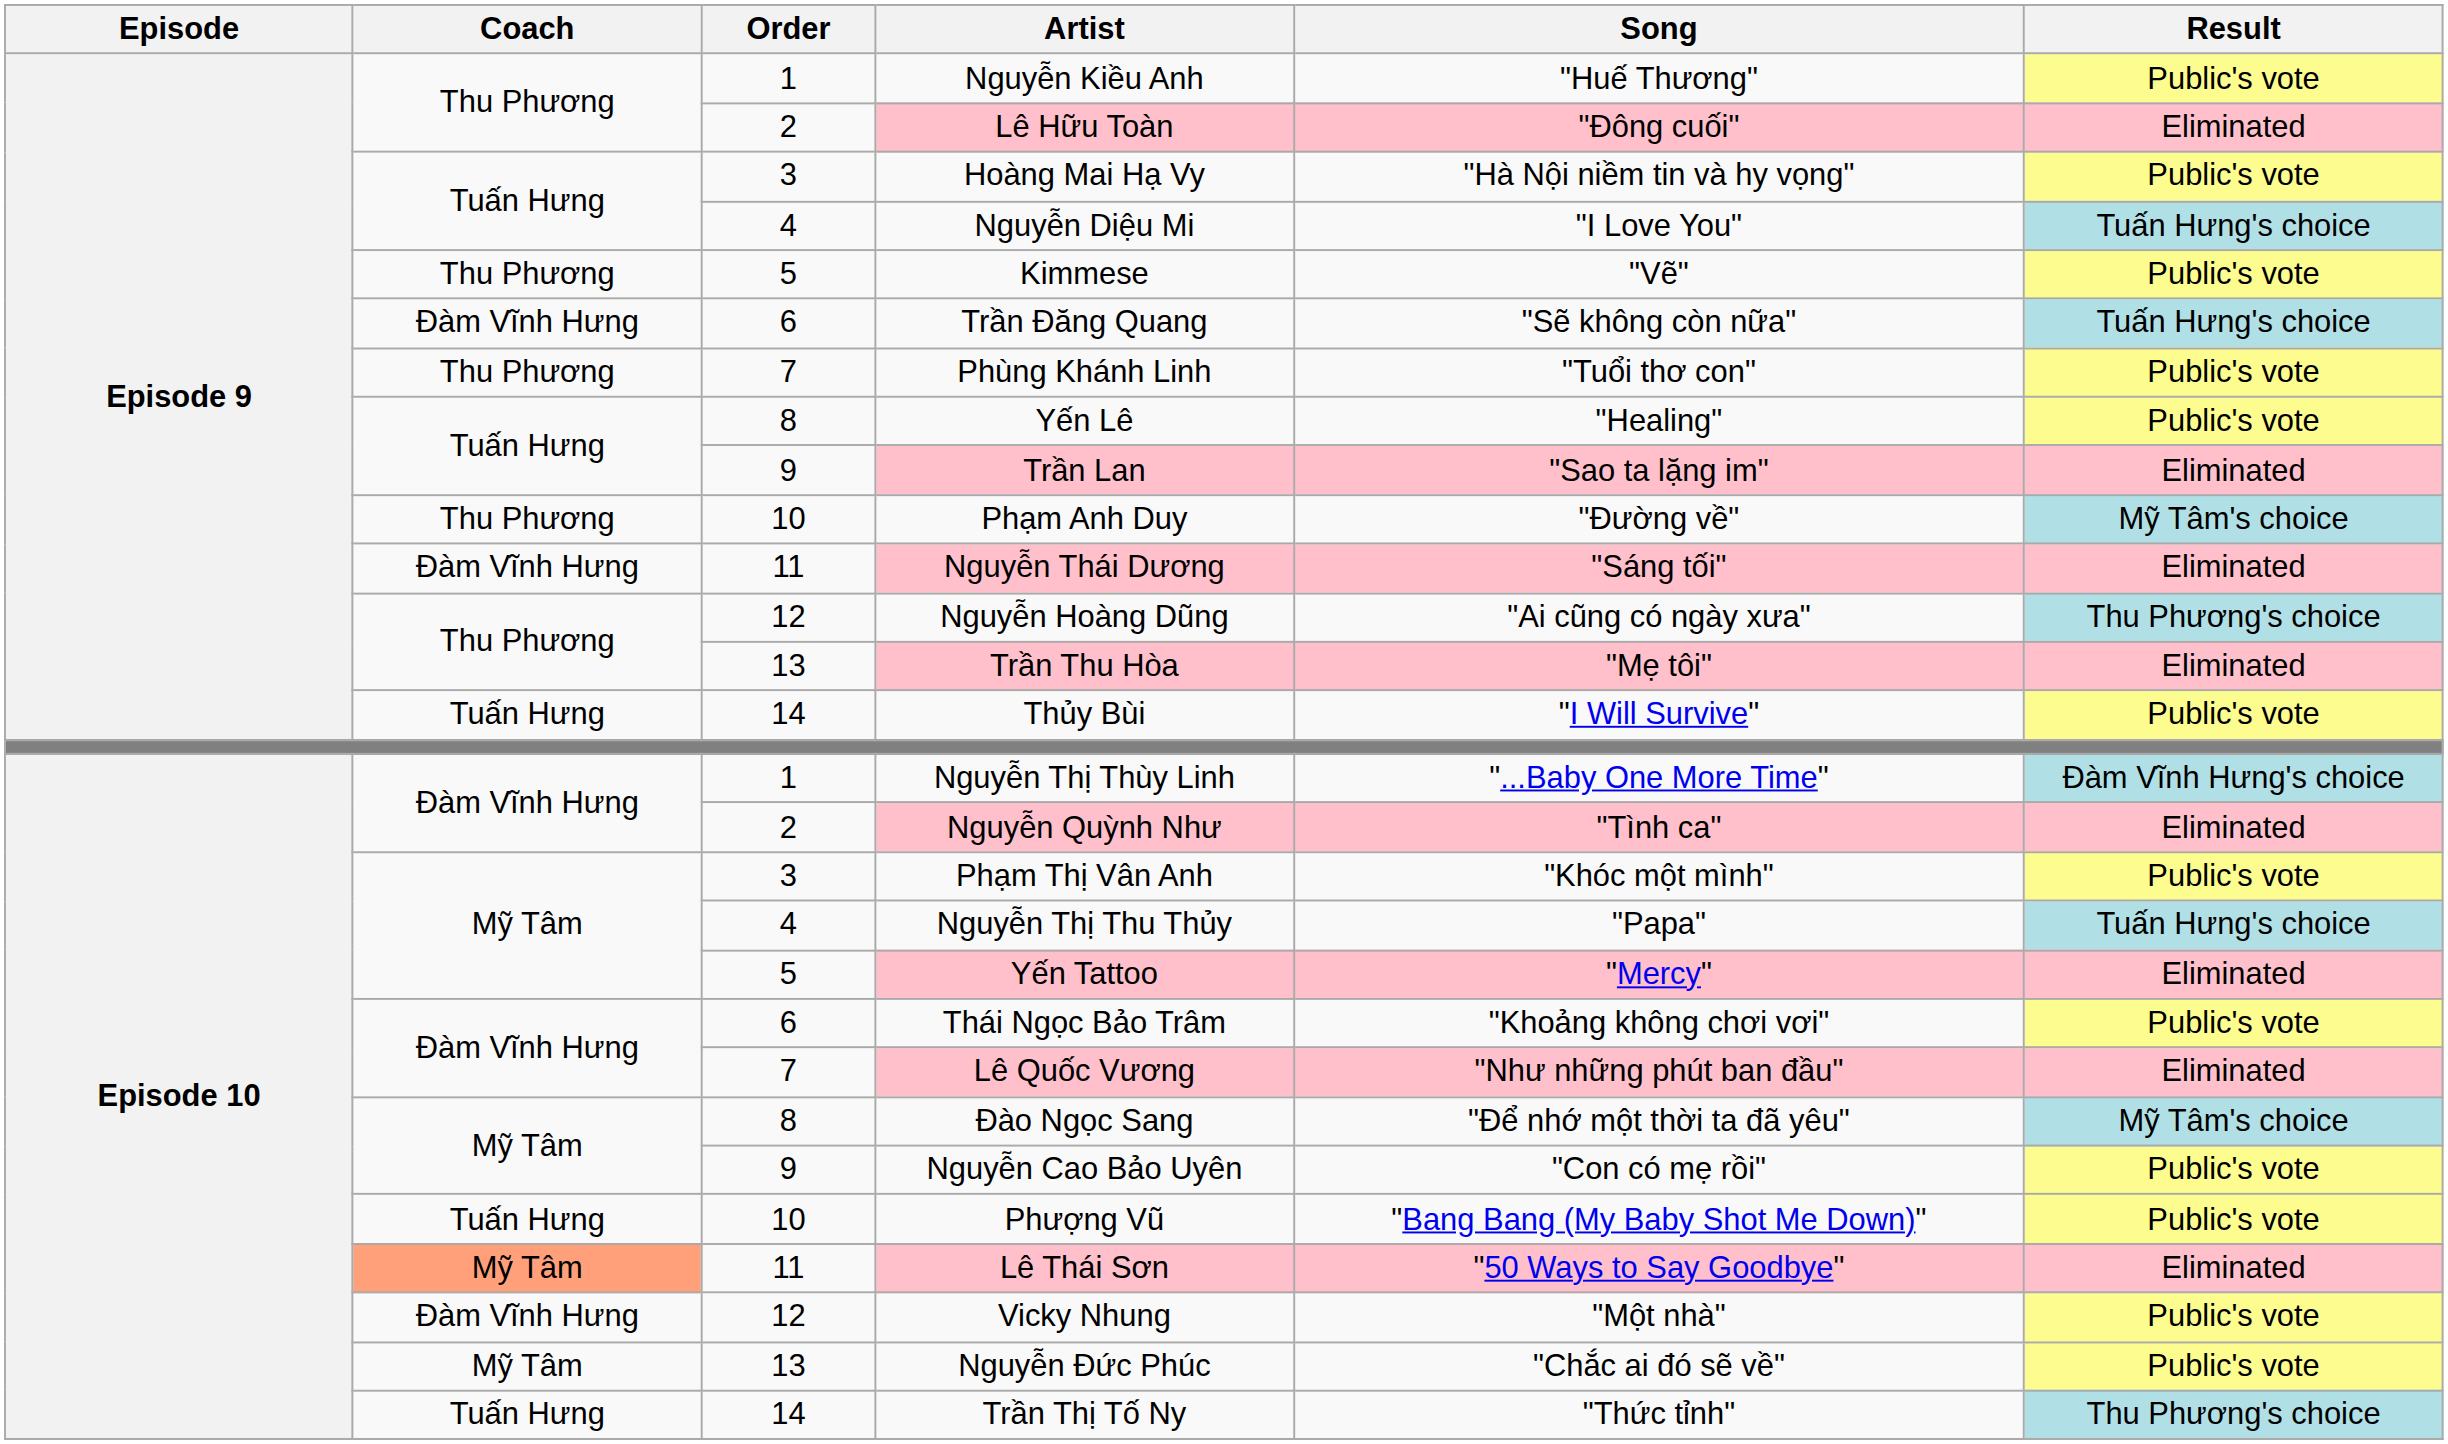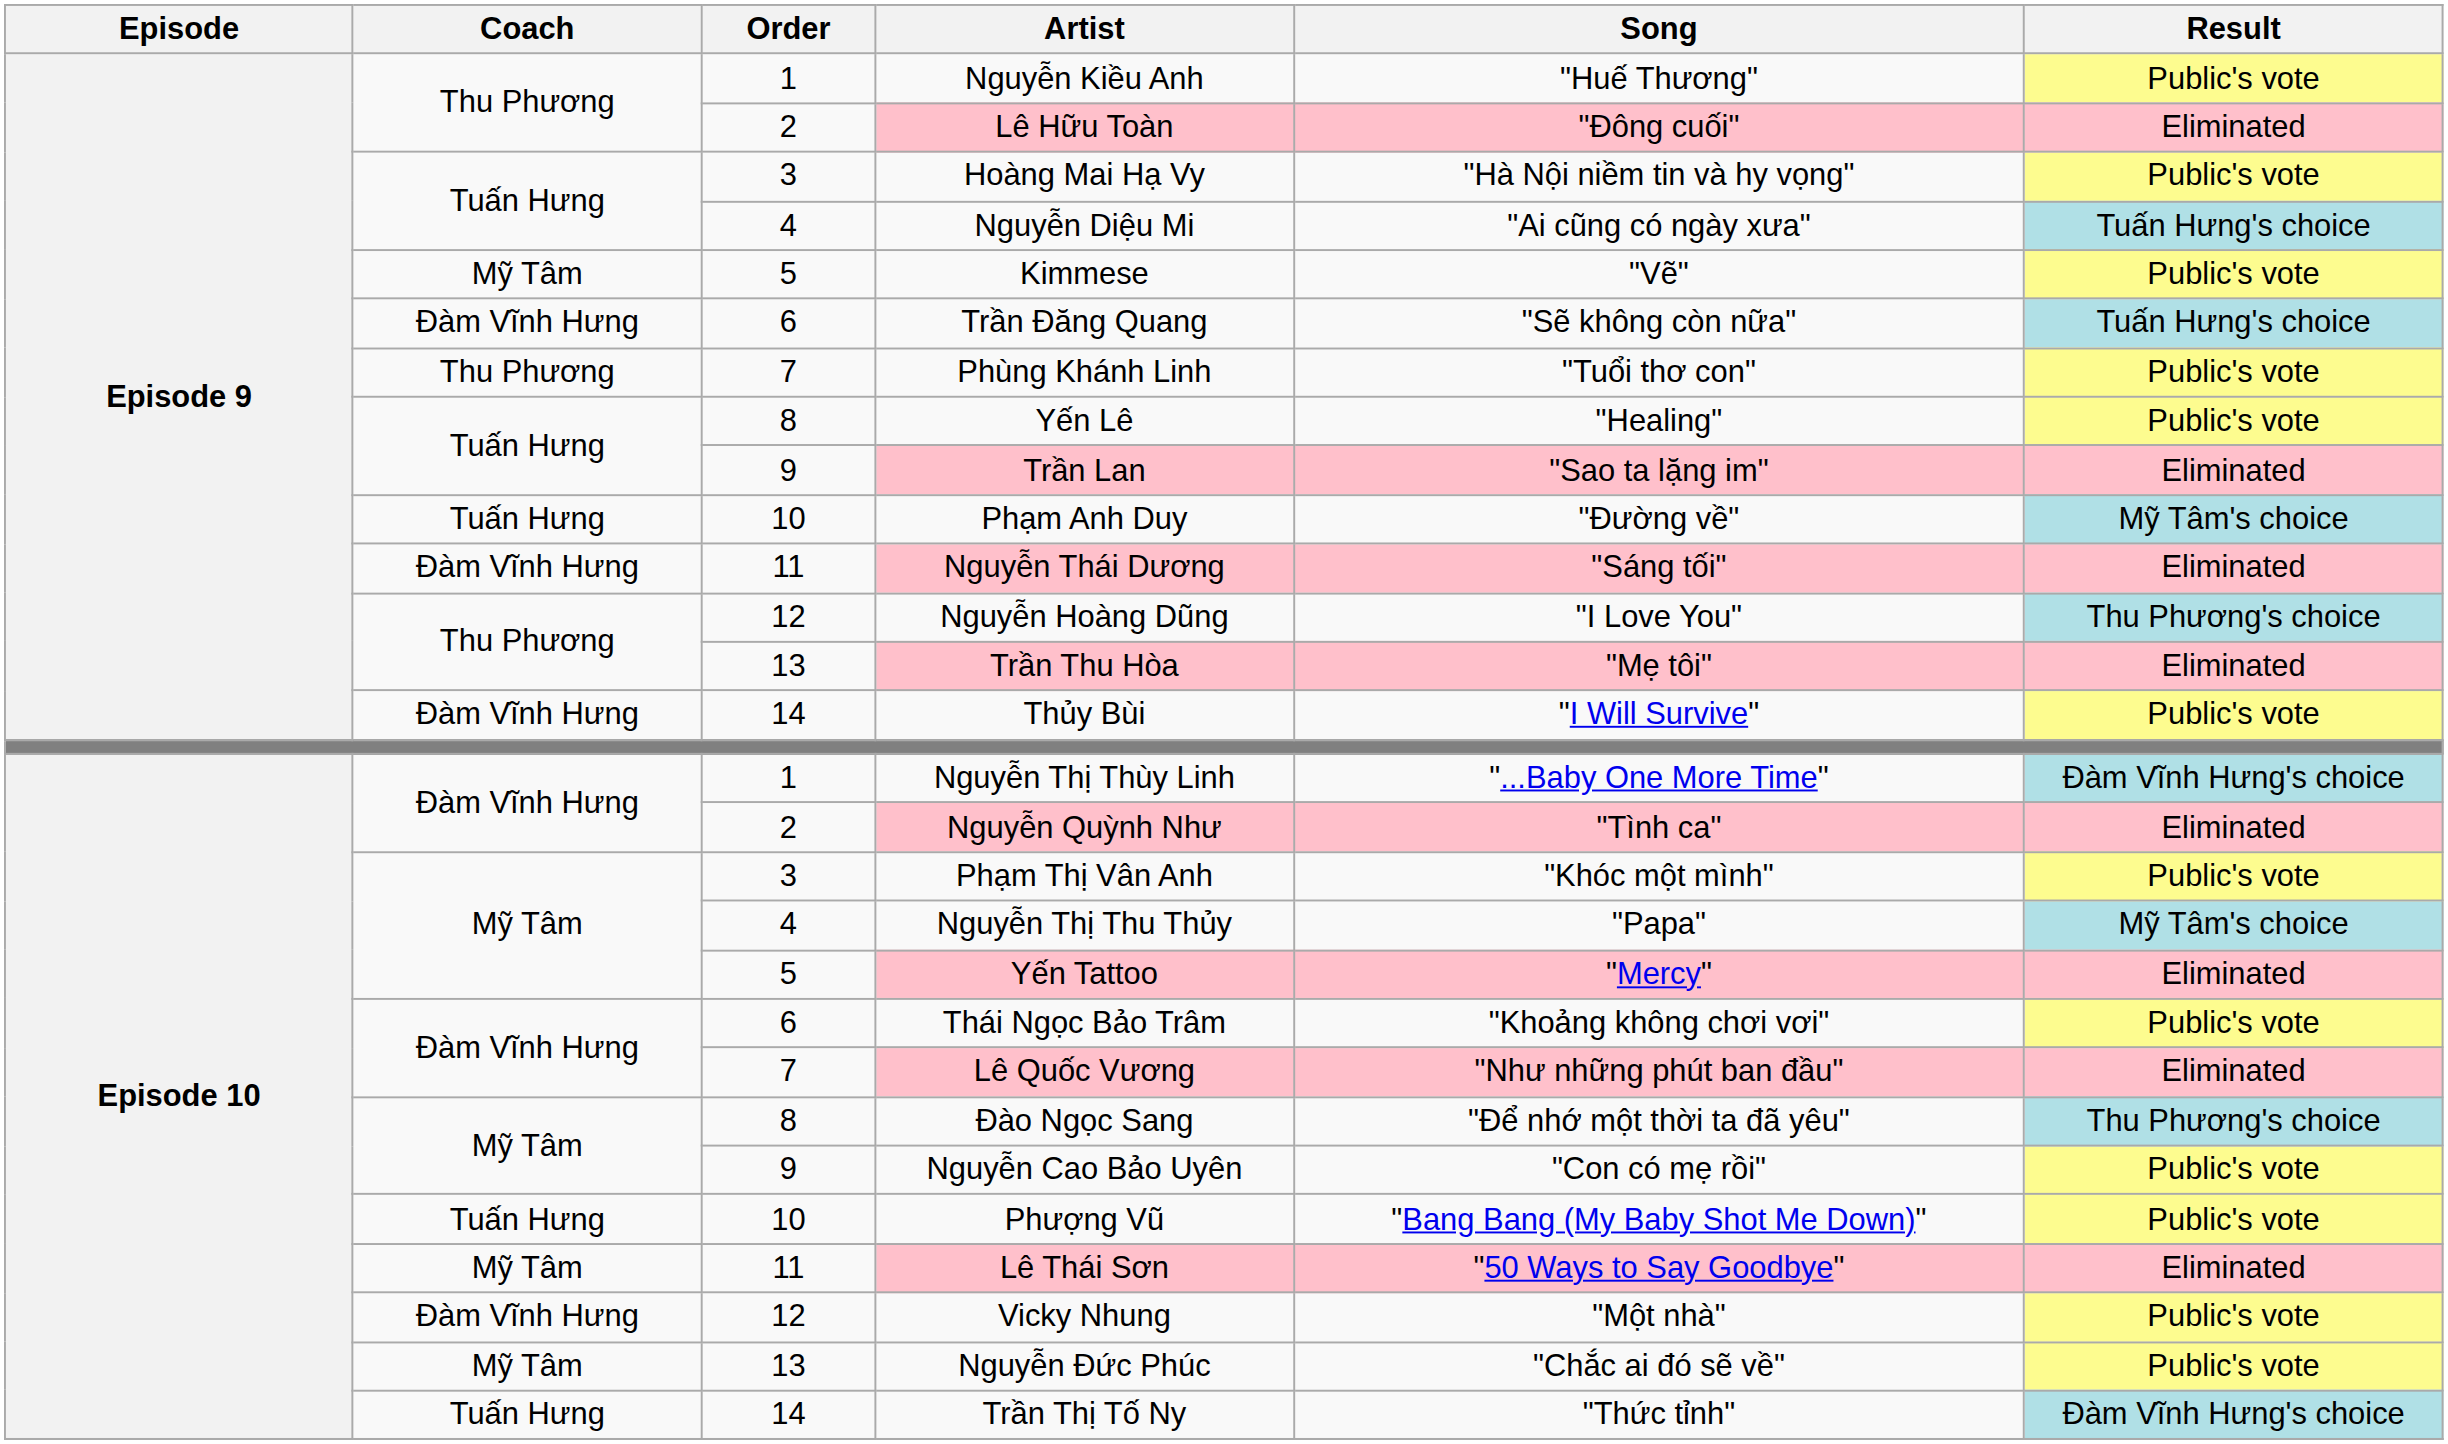(1659, 224) "I Love You" -> (1659, 224) "Ai cũng có ngày xưa"
(527, 273) Thu Phương -> (527, 273) Mỹ Tâm
(527, 518) Thu Phương -> (527, 518) Tuấn Hưng
(1659, 616) "Ai cũng có ngày xưa" -> (1659, 616) "I Love You"
(527, 714) Tuấn Hưng -> (527, 714) Đàm Vĩnh Hưng
(2234, 924) Tuấn Hưng's choice -> (2234, 924) Mỹ Tâm's choice
(2234, 1120) Mỹ Tâm's choice -> (2234, 1120) Thu Phương's choice
(527, 1267) lightsalmon background -> (527, 1267) no background
(2234, 1414) Thu Phương's choice -> (2234, 1414) Đàm Vĩnh Hưng's choice
